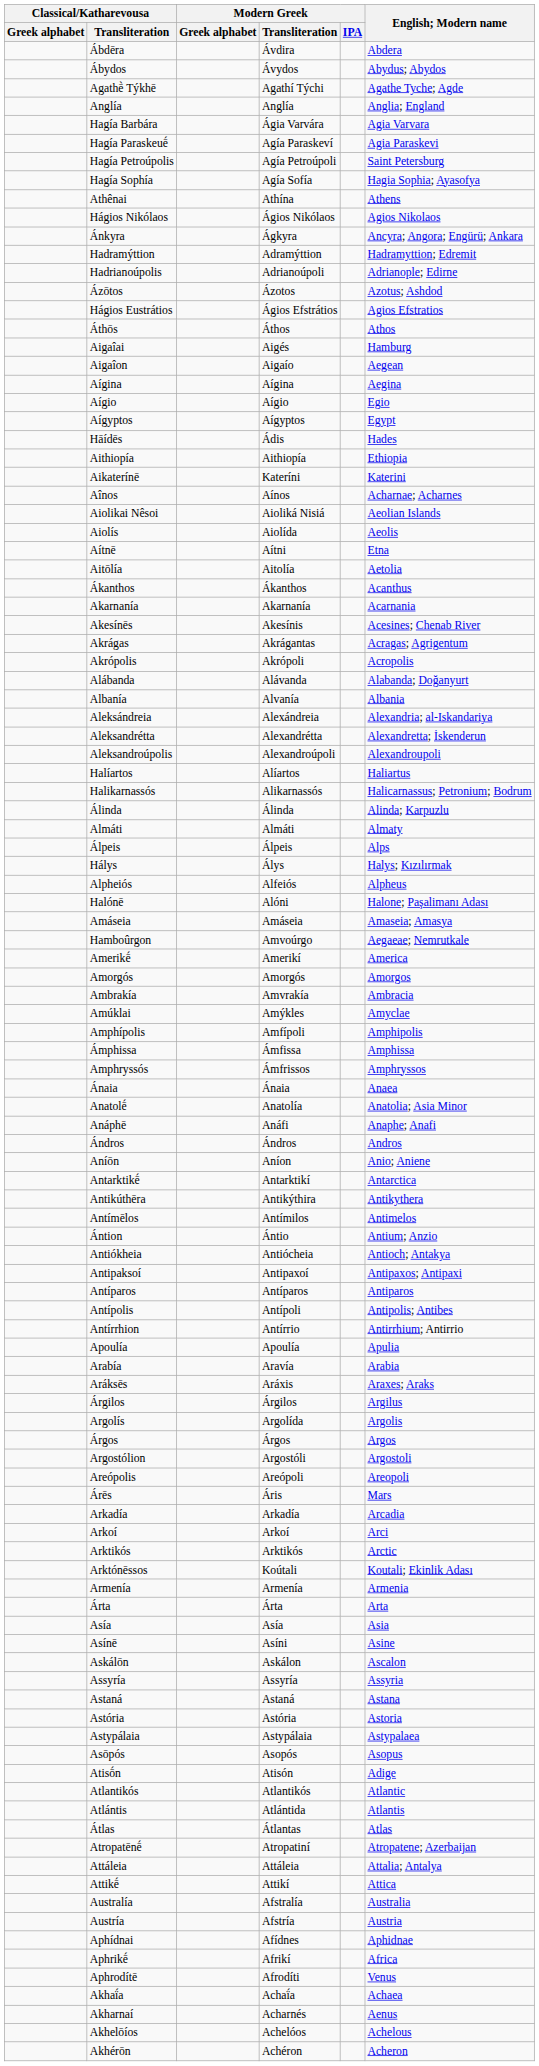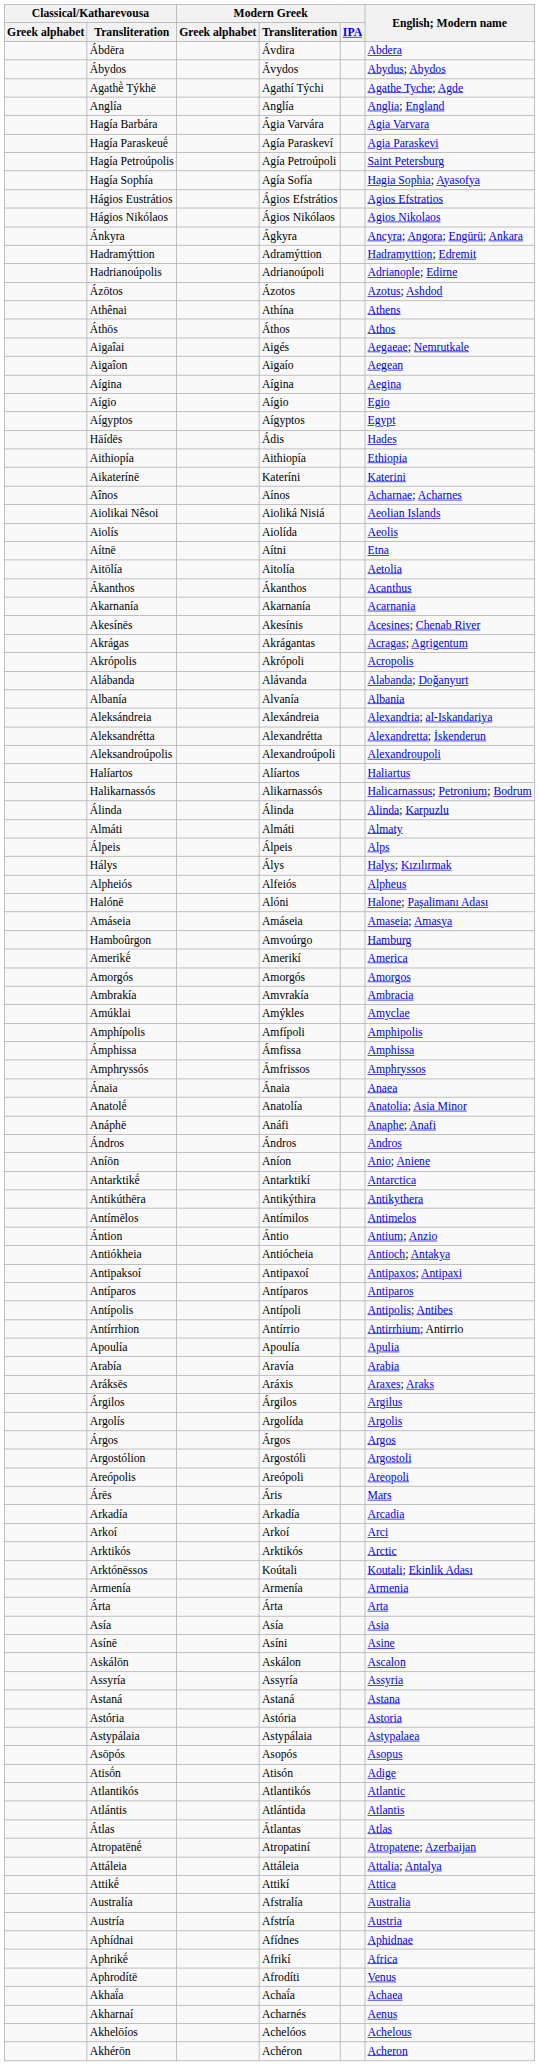rows swapped: (131, 310) <-> (108, 198)
(389, 347) Hamburg -> (418, 347) Aegaeae; Nemrutkale
(418, 939) Aegaeae; Nemrutkale -> (389, 939) Hamburg
